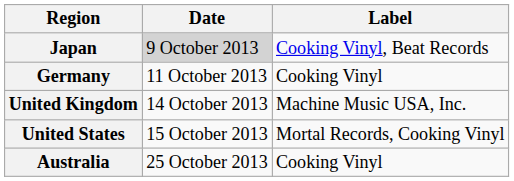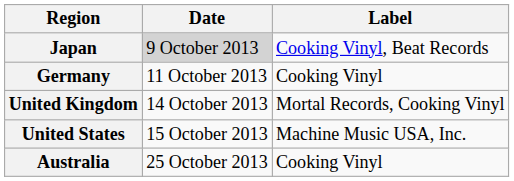(371, 104) Machine Music USA, Inc. -> (390, 104) Mortal Records, Cooking Vinyl
(390, 133) Mortal Records, Cooking Vinyl -> (371, 133) Machine Music USA, Inc.
